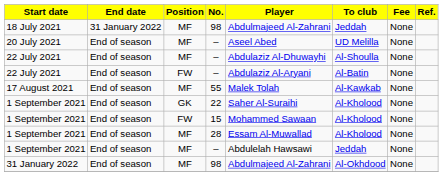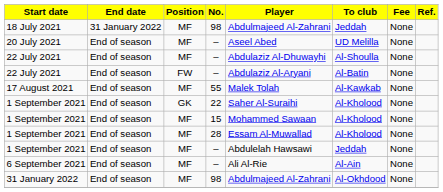(185, 118) FW -> (185, 118) MF
+ row: (46, 164)
